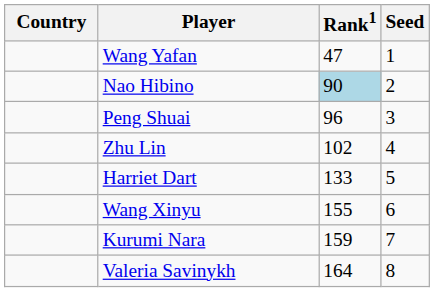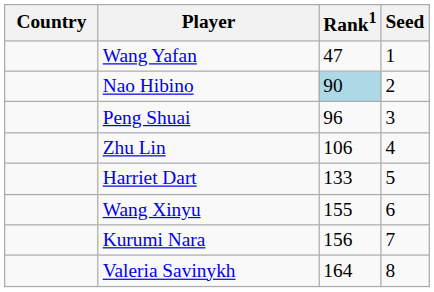(338, 147) 102 -> (338, 147) 106
(338, 240) 159 -> (338, 240) 156
